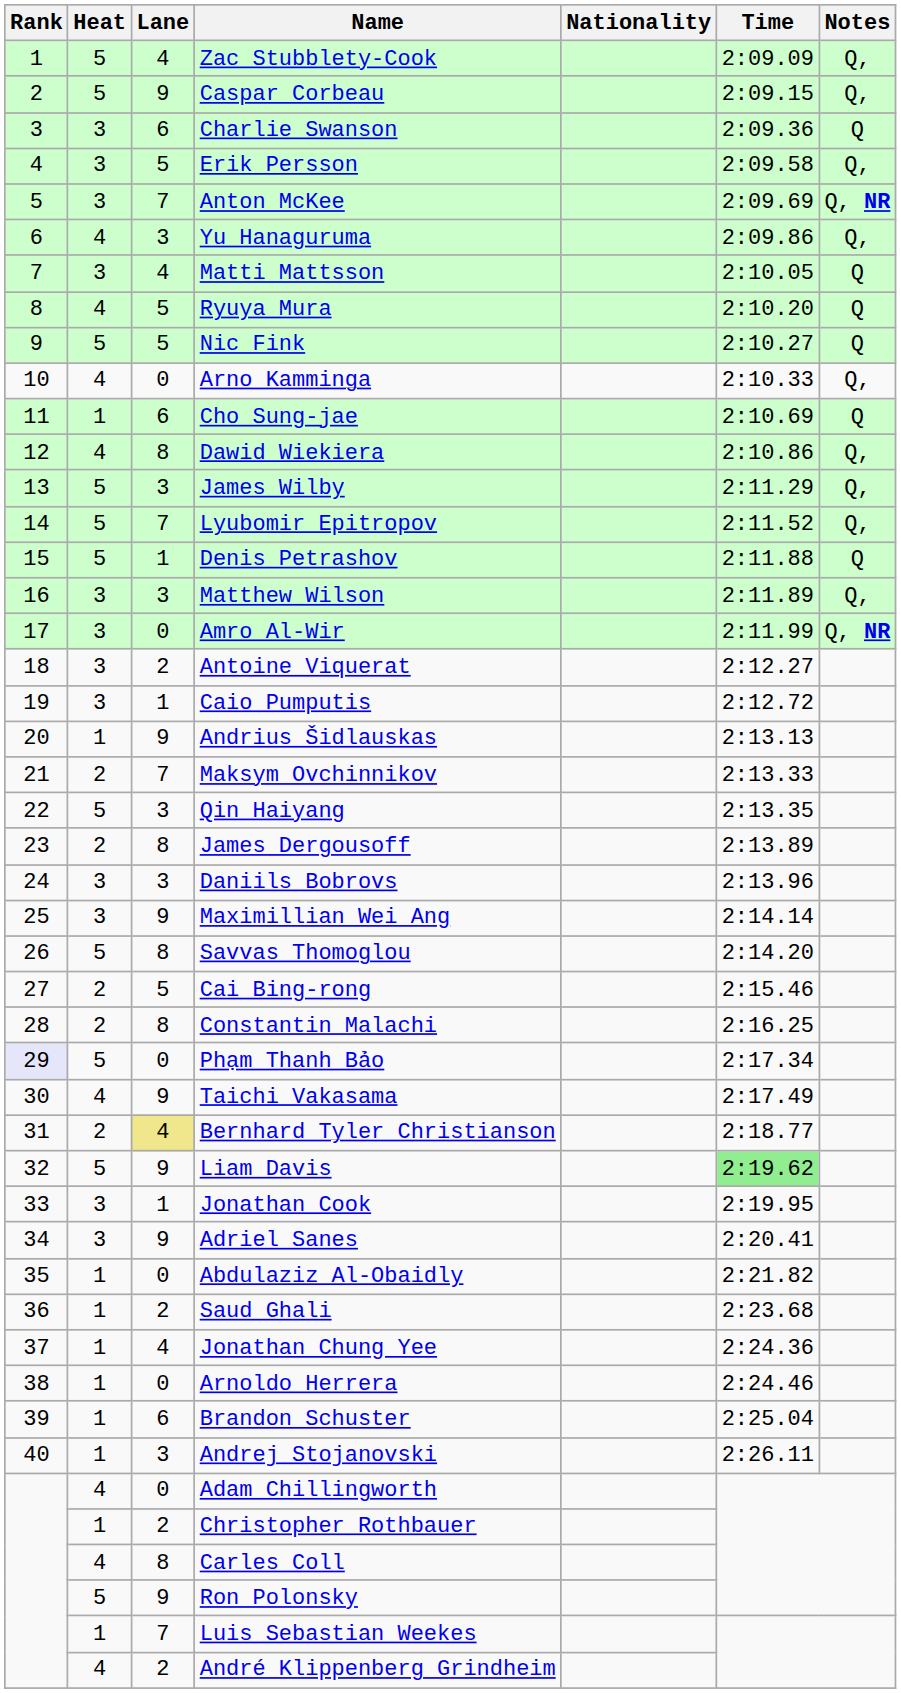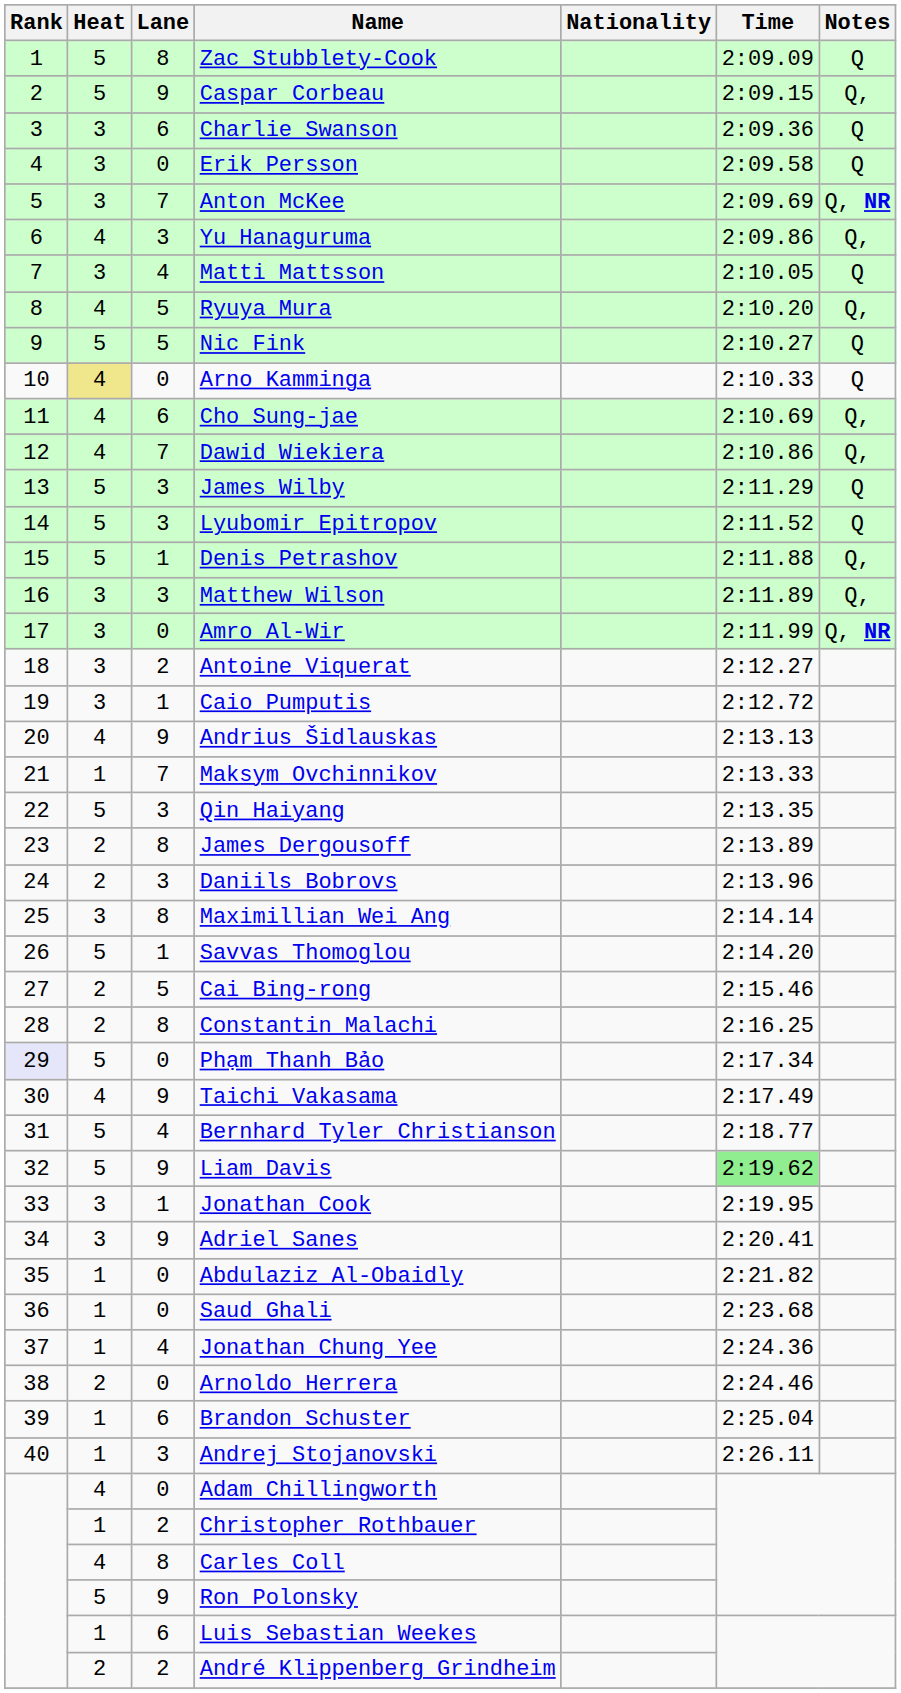(163, 59) 4 -> (163, 59) 8
(857, 59) Q, -> (857, 59) Q
(163, 166) 5 -> (163, 166) 0
(857, 166) Q, -> (857, 166) Q
(857, 309) Q -> (857, 309) Q,
(100, 381) no background -> (100, 381) khaki background
(857, 381) Q, -> (857, 381) Q
(100, 417) 1 -> (100, 417) 4
(857, 417) Q -> (857, 417) Q,
(163, 452) 8 -> (163, 452) 7
(857, 488) Q, -> (857, 488) Q
(163, 524) 7 -> (163, 524) 3
(857, 524) Q, -> (857, 524) Q
(857, 560) Q -> (857, 560) Q,
(100, 739) 1 -> (100, 739) 4
(100, 775) 2 -> (100, 775) 1
(100, 882) 3 -> (100, 882) 2
(163, 918) 9 -> (163, 918) 8
(163, 954) 8 -> (163, 954) 1
(100, 1133) 2 -> (100, 1133) 5
(163, 1133) khaki background -> (163, 1133) no background
(163, 1312) 2 -> (163, 1312) 0
(100, 1383) 1 -> (100, 1383) 2
(163, 1634) 7 -> (163, 1634) 6
(100, 1670) 4 -> (100, 1670) 2
